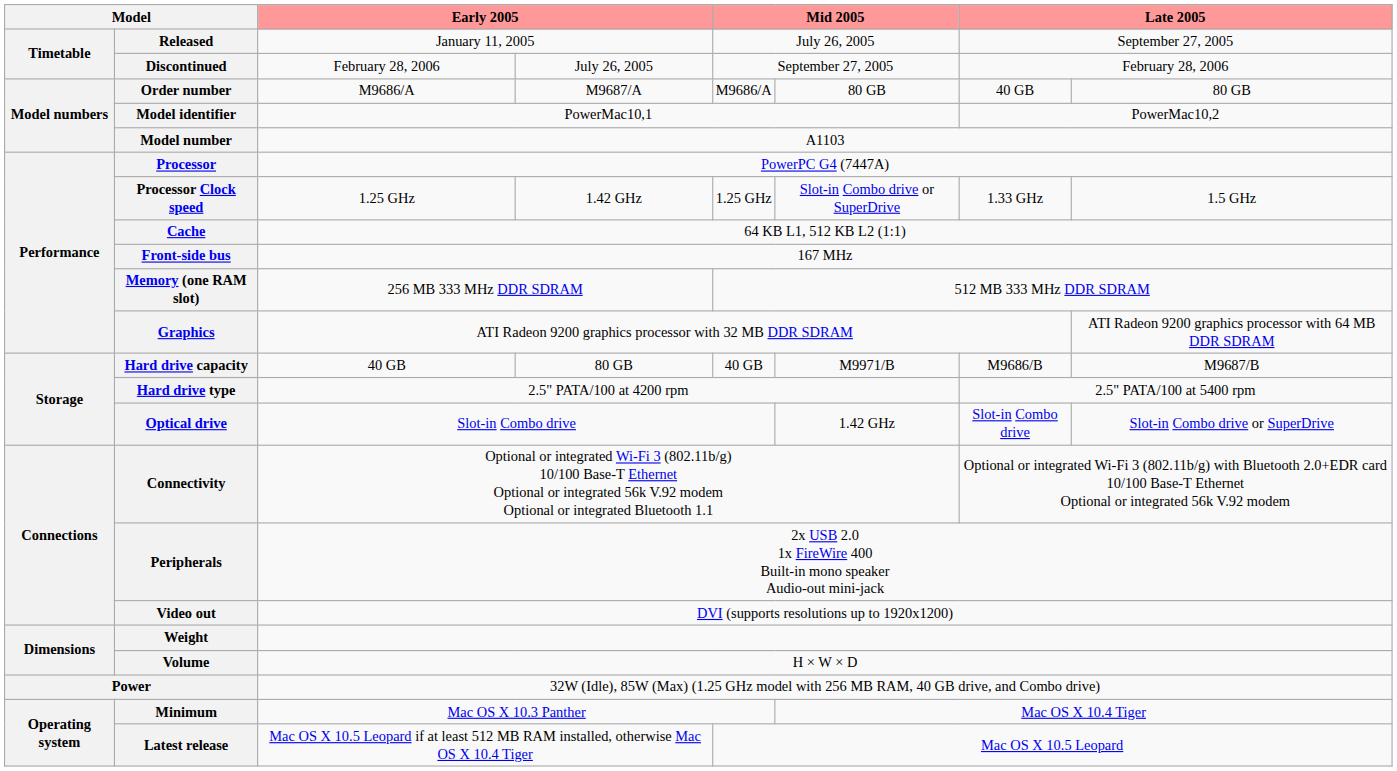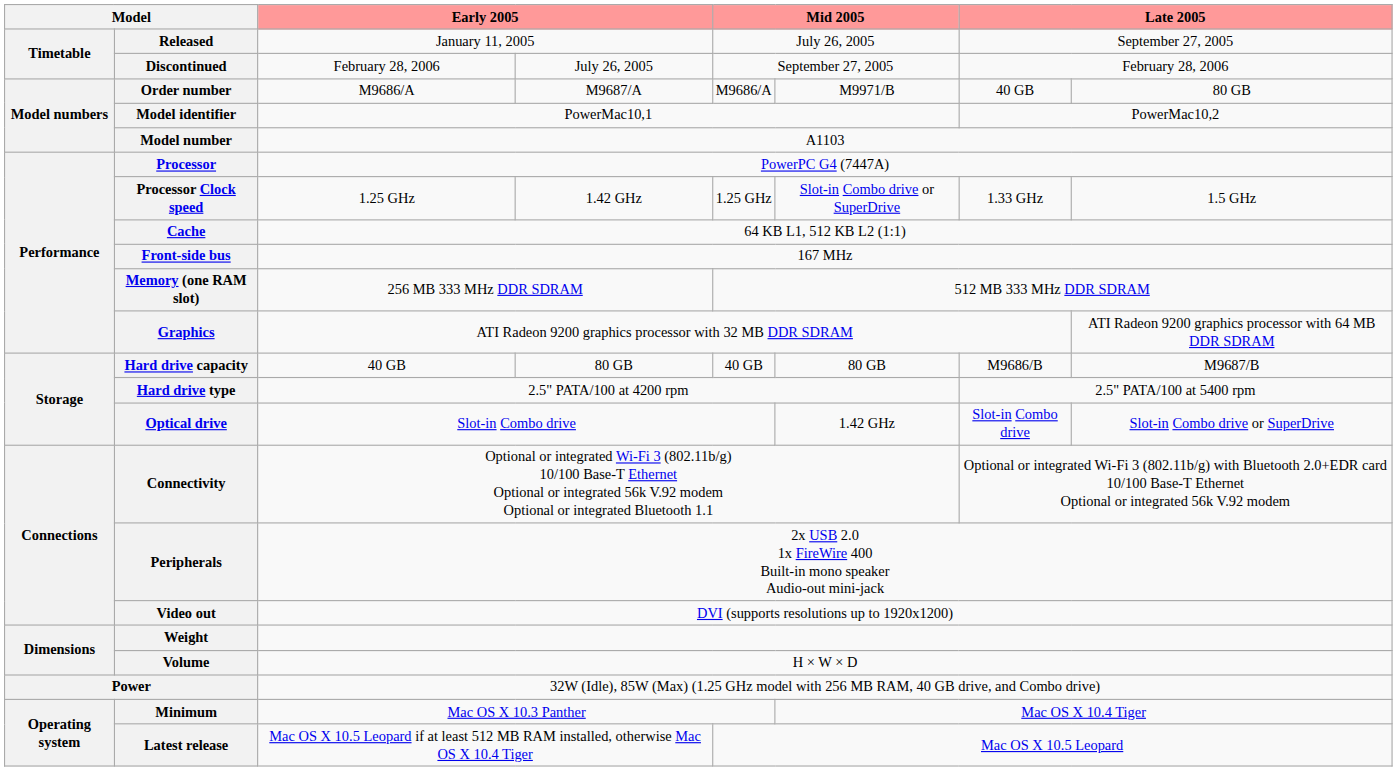(867, 90) 80 GB -> (867, 90) M9971/B
(867, 365) M9971/B -> (867, 365) 80 GB
